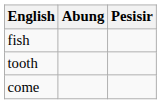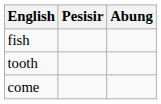columns swapped: (132, 16) <-> (83, 16)
